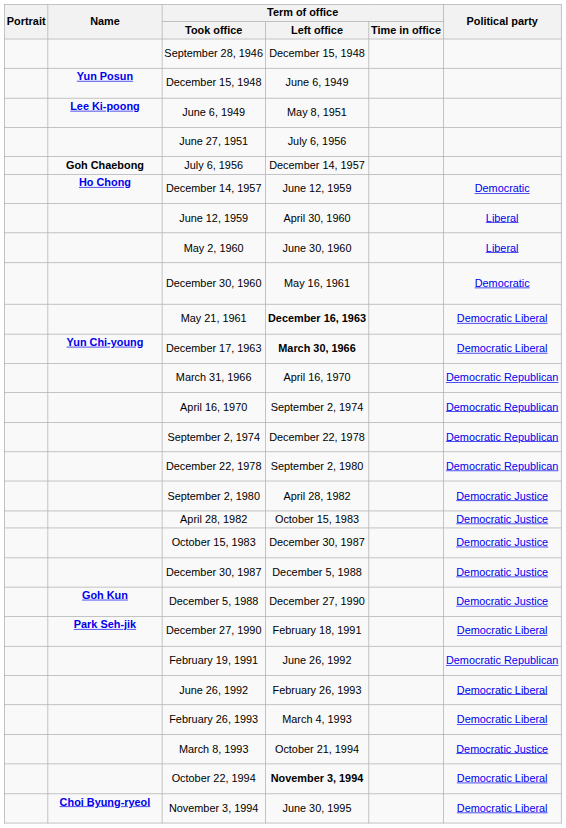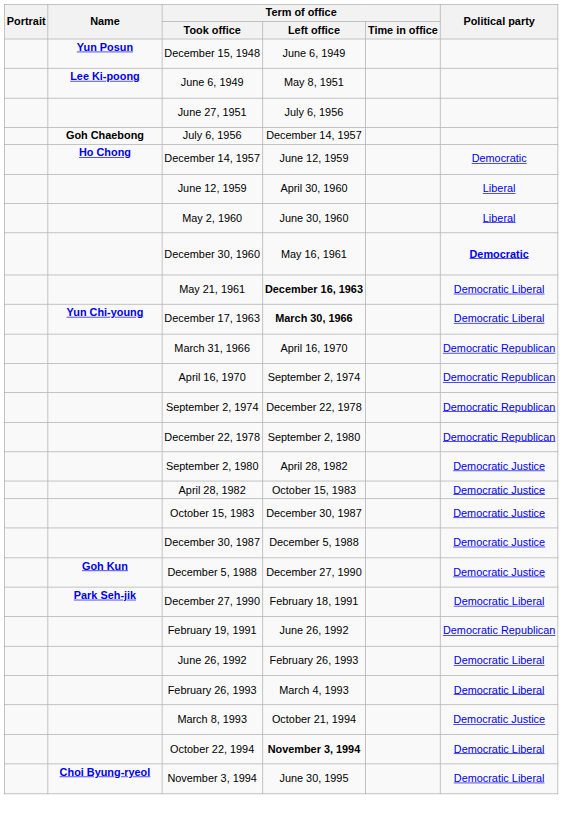- row: (214, 53)
(502, 283) normal -> (499, 254) bold
